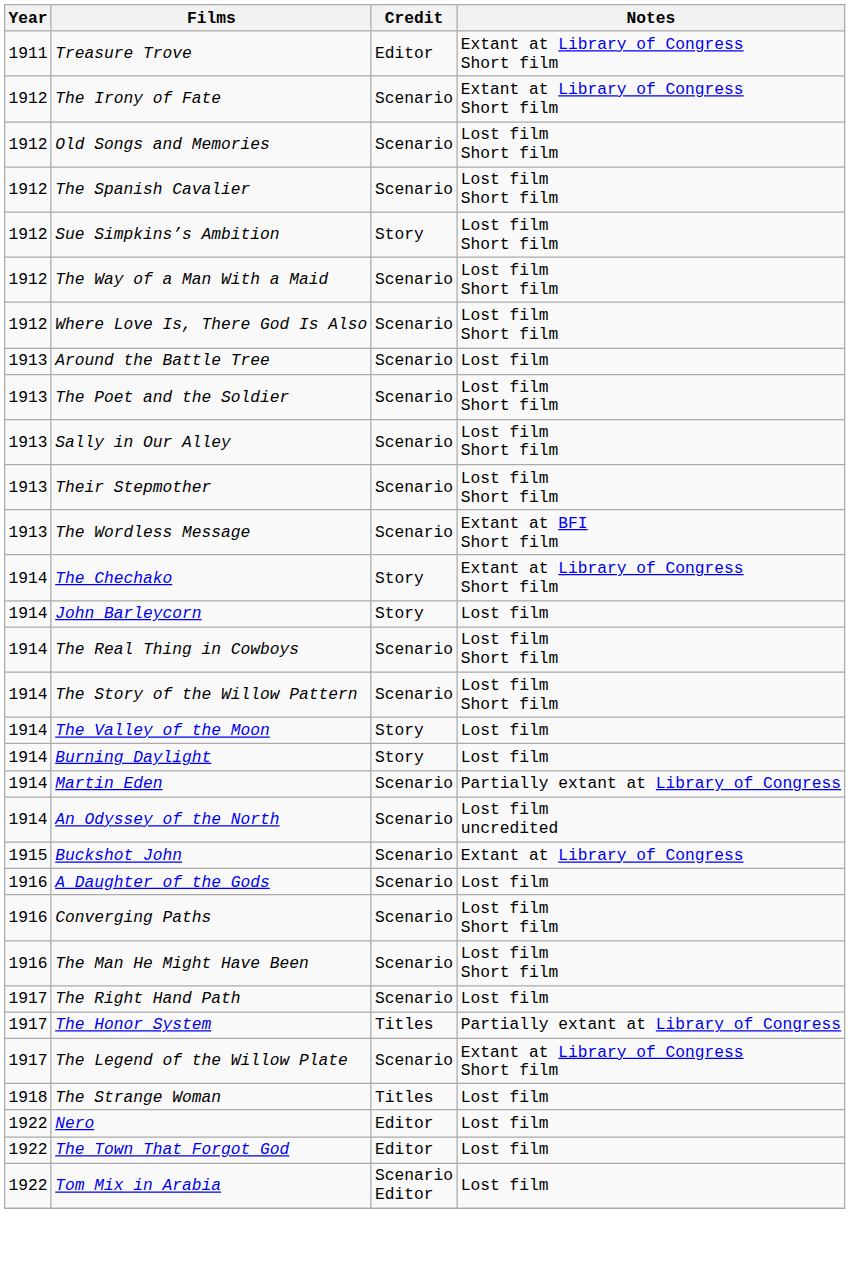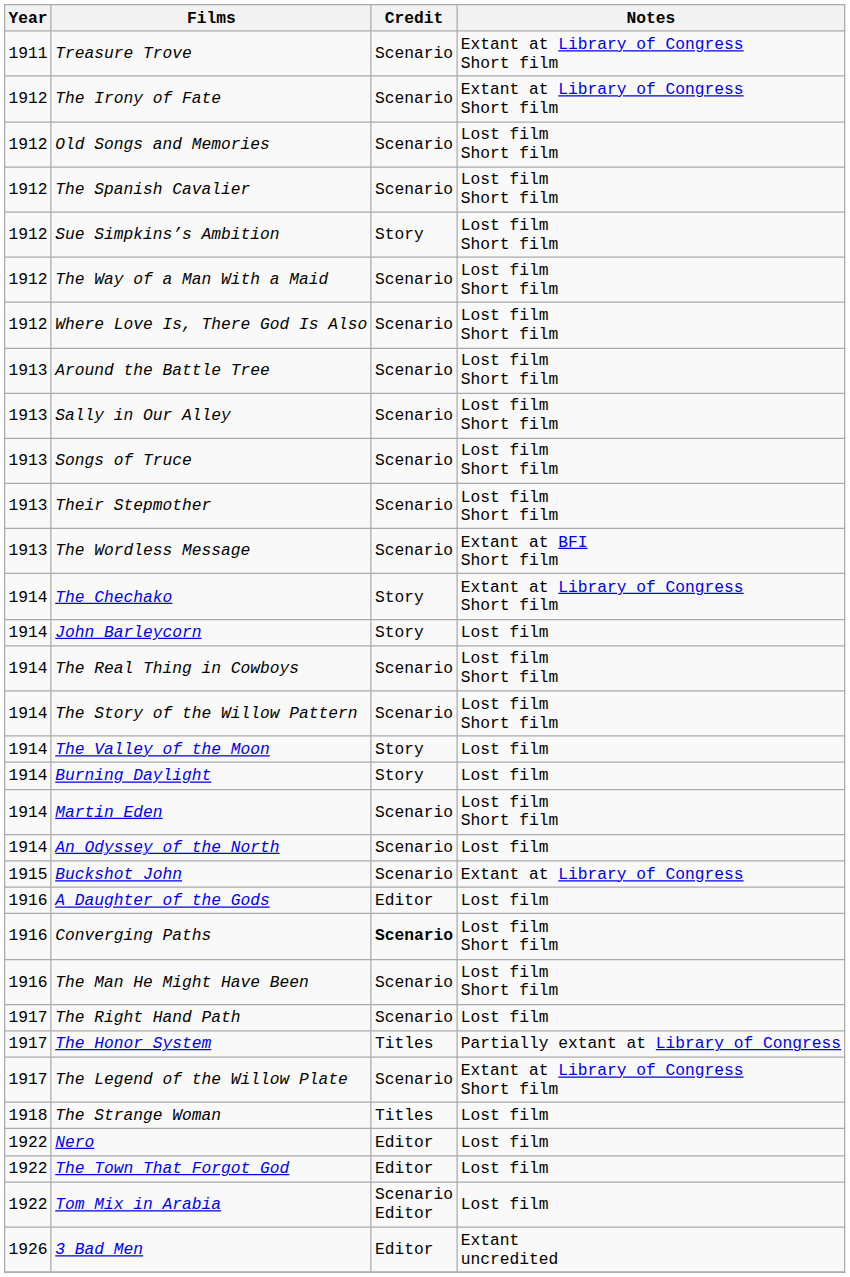(404, 54) Editor -> (414, 54) Scenario
(505, 361) Lost film -> (510, 370) Lost film Short film
- row: (172, 397)
+ row: (124, 461)
(651, 784) Partially extant at Library of Congress -> (510, 812) Lost film Short film
(510, 819) Lost film uncredited -> (505, 848) Lost film
(414, 882) Scenario -> (404, 901) Editor
(414, 918) normal -> (414, 936) bold
+ row: (99, 1250)
